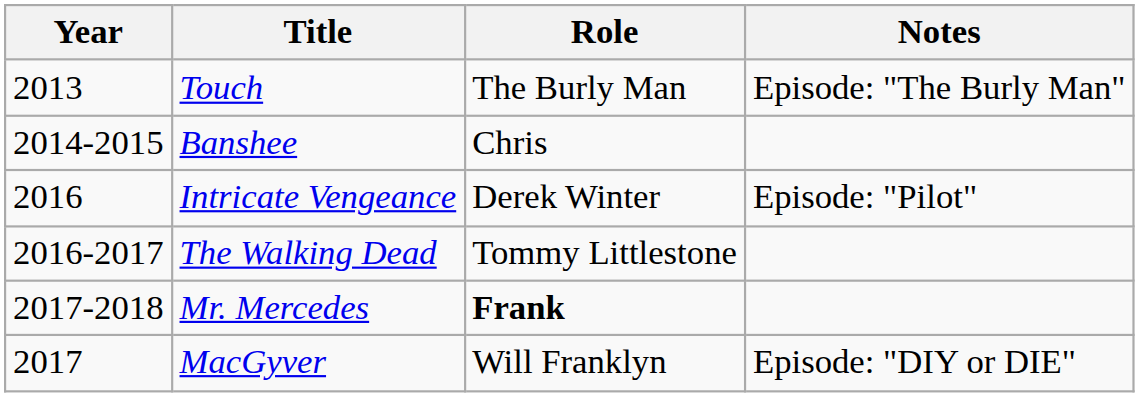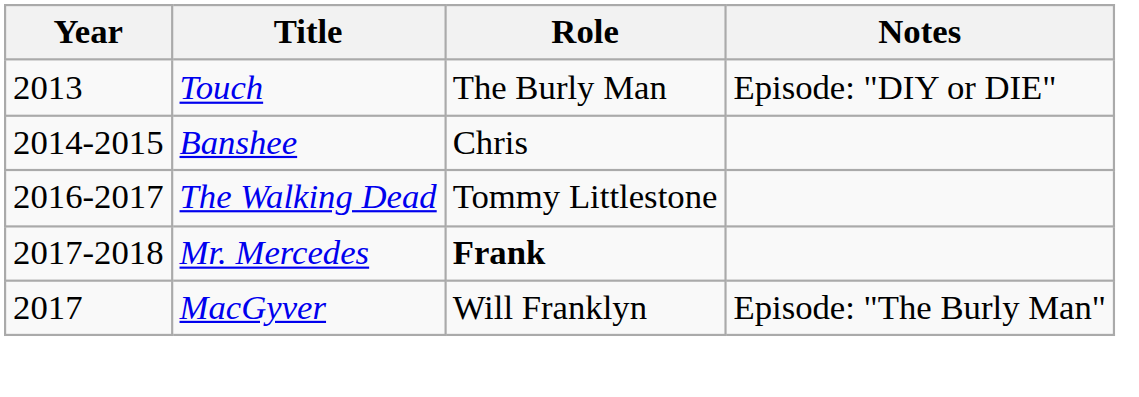(939, 87) Episode: "The Burly Man" -> (895, 87) Episode: "DIY or DIE"
- row: (318, 197)
(914, 362) Episode: "DIY or DIE" -> (920, 307) Episode: "The Burly Man"
